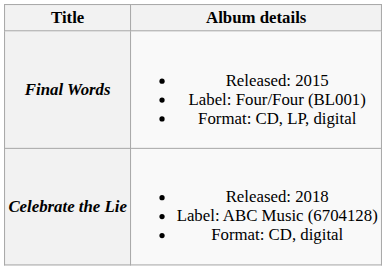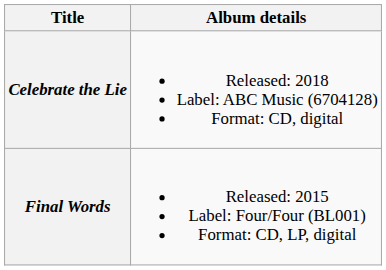rows swapped: (68, 89) <-> (68, 206)
